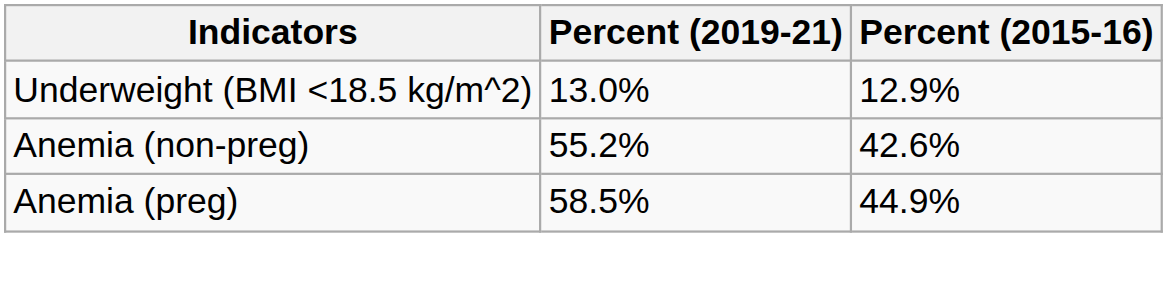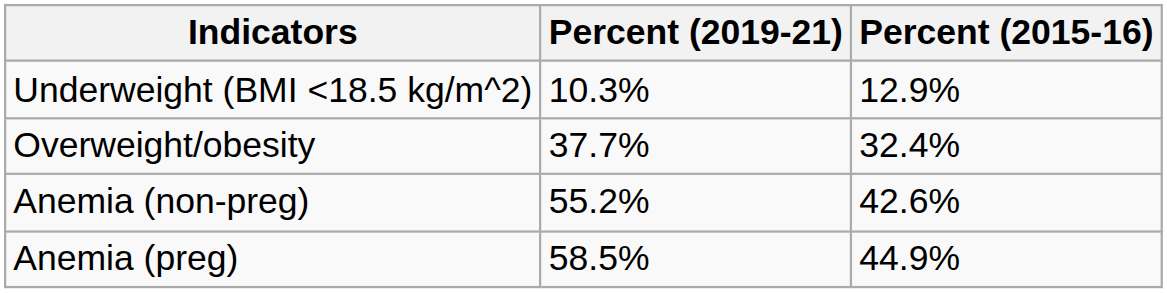(599, 88) 13.0% -> (599, 88) 10.3%
+ row: (164, 145)
